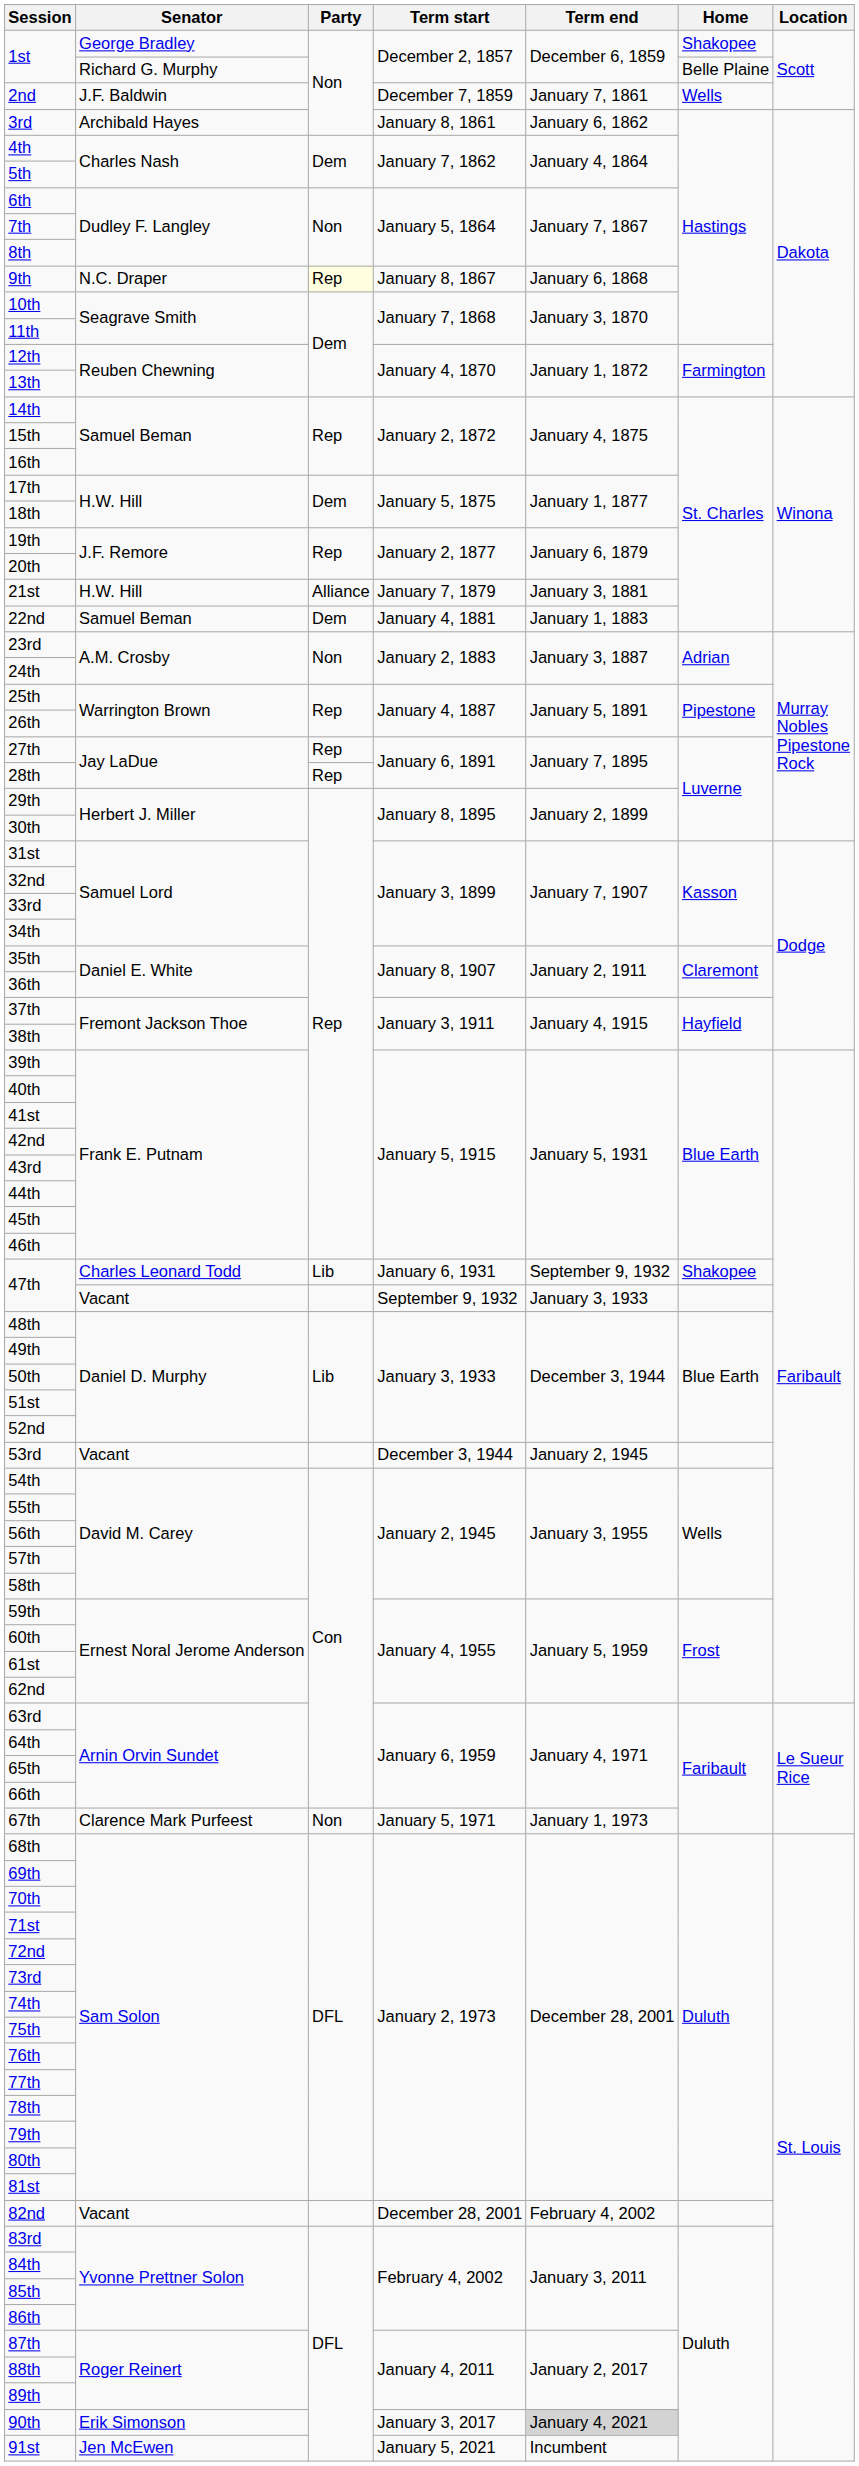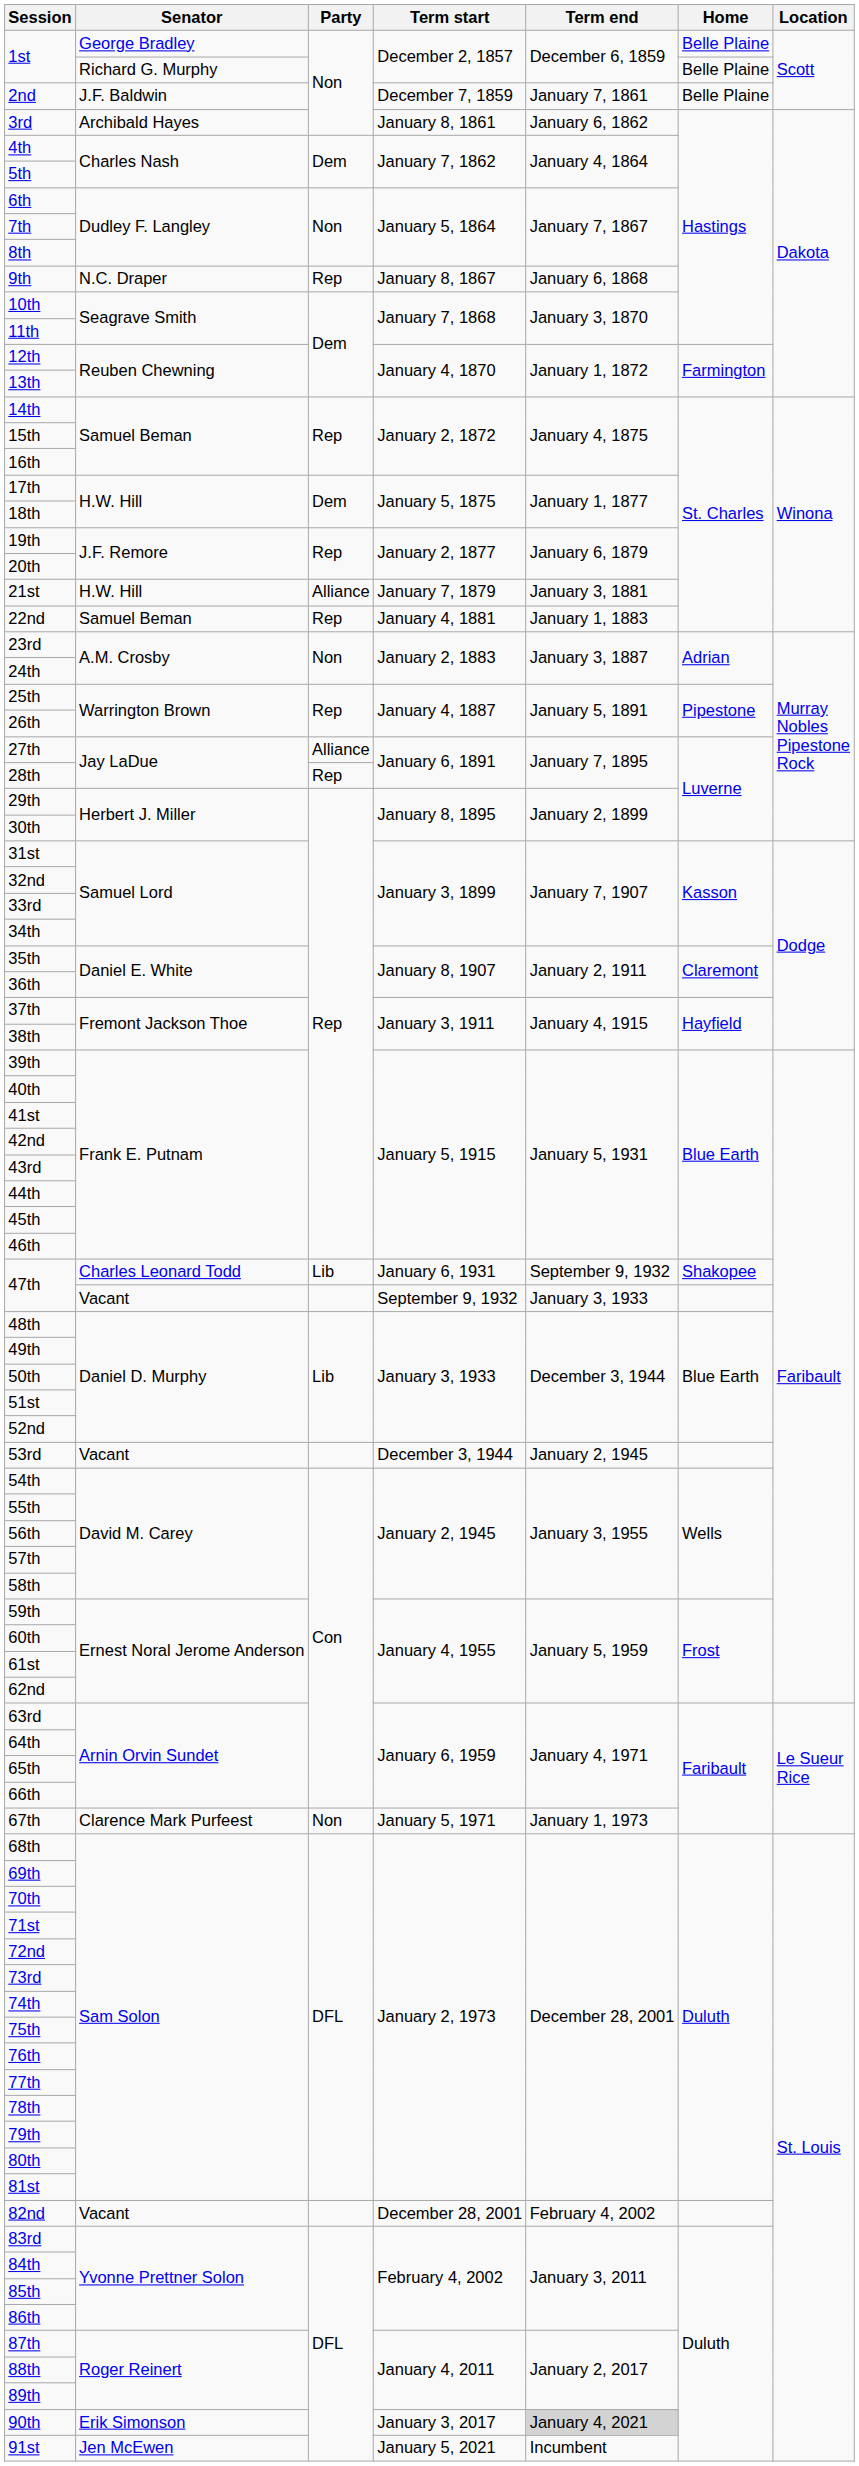(719, 43) Shakopee -> (726, 43) Belle Plaine
(702, 95) Wells -> (726, 95) Belle Plaine
(327, 278) lightyellow background -> (327, 278) no background
(329, 618) Dem -> (327, 618) Rep
(327, 749) Rep -> (341, 749) Alliance
